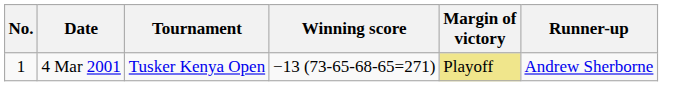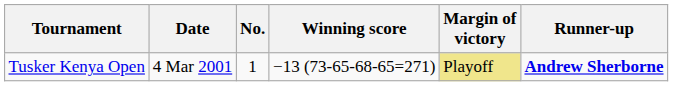columns swapped: (21, 28) <-> (197, 28)
(589, 66) normal -> (594, 66) bold
